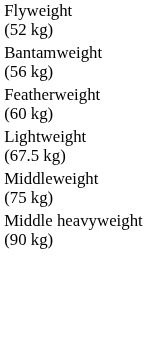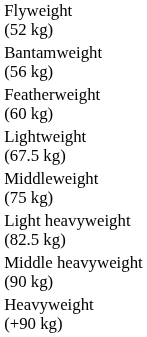+ row: (67, 230)
+ row: (49, 314)
